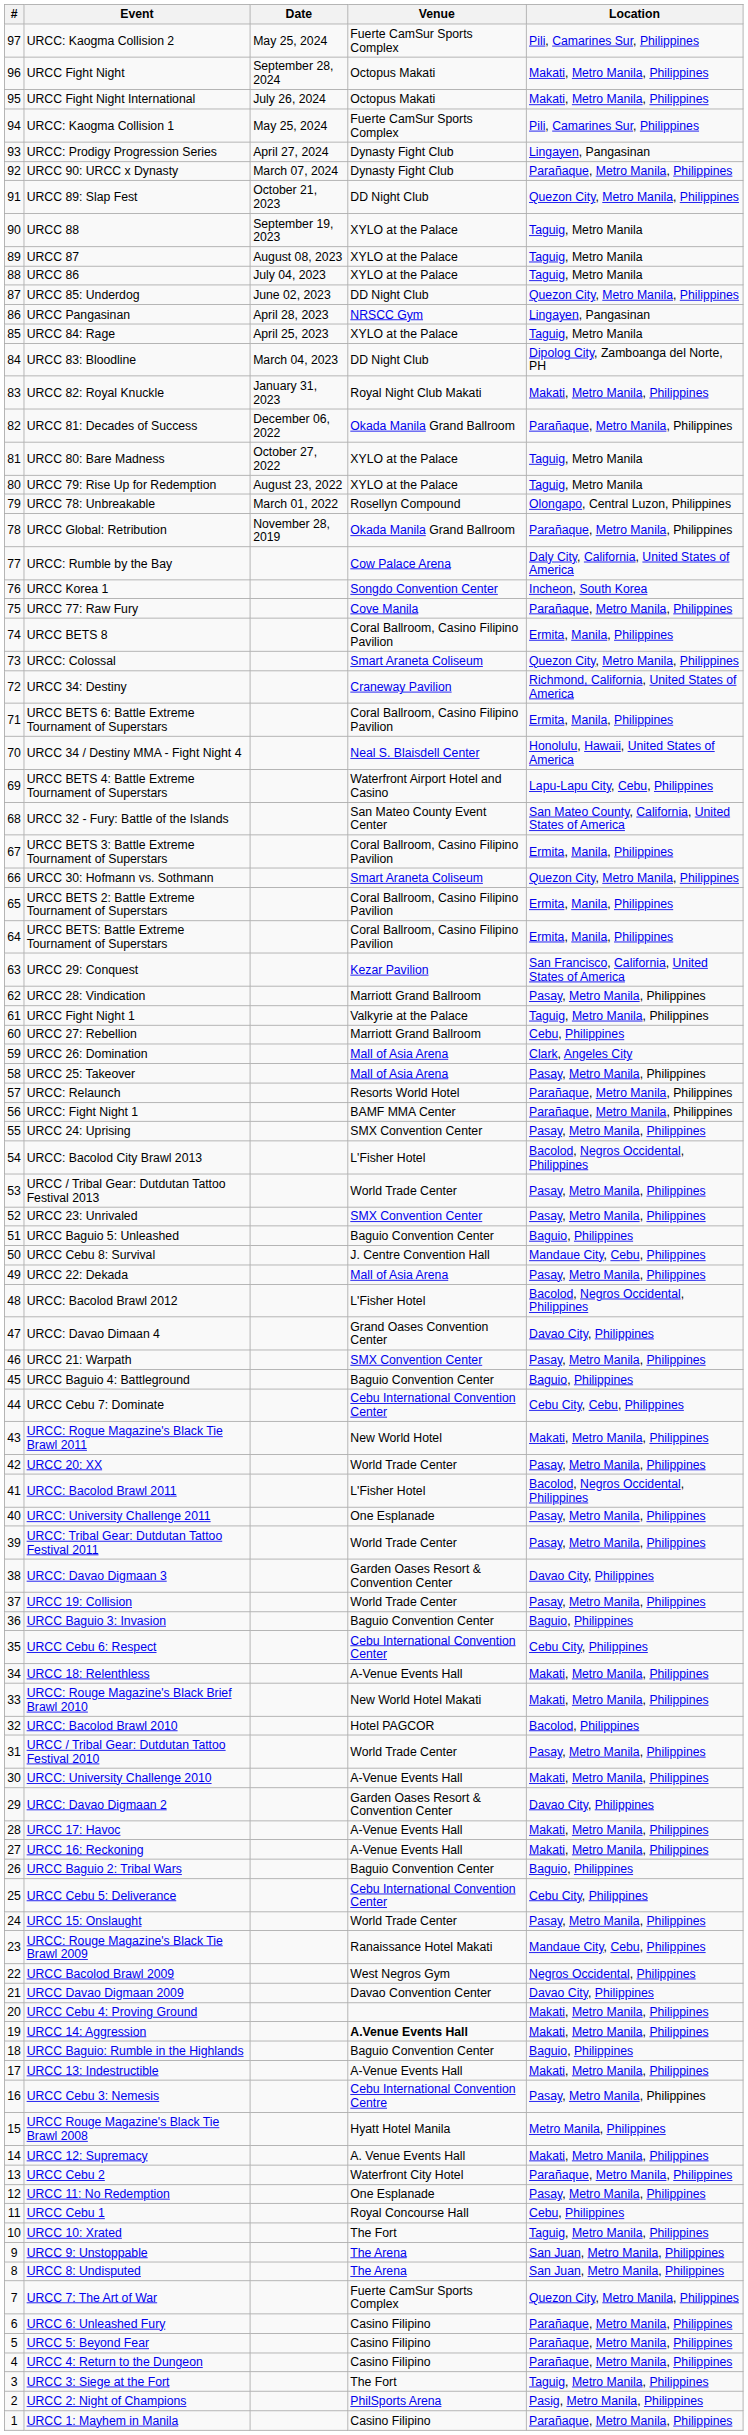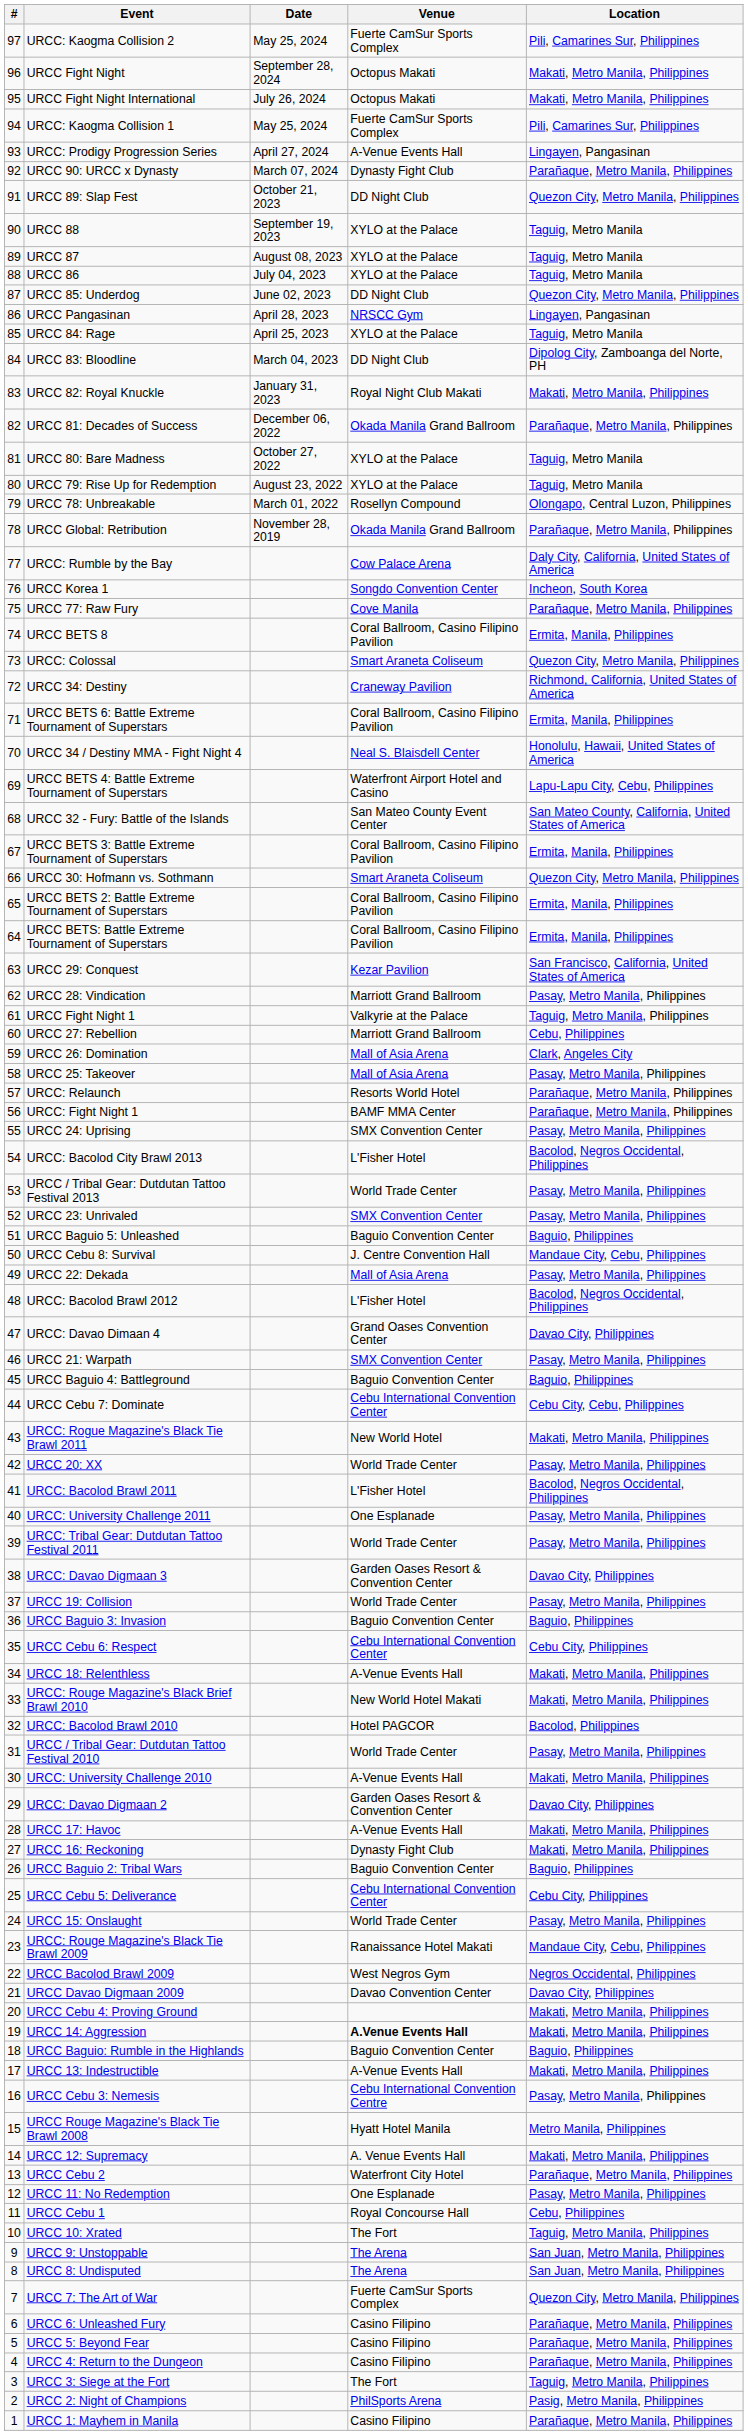(402, 152) Dynasty Fight Club -> (406, 152) A-Venue Events Hall
(406, 1850) A-Venue Events Hall -> (402, 1850) Dynasty Fight Club
